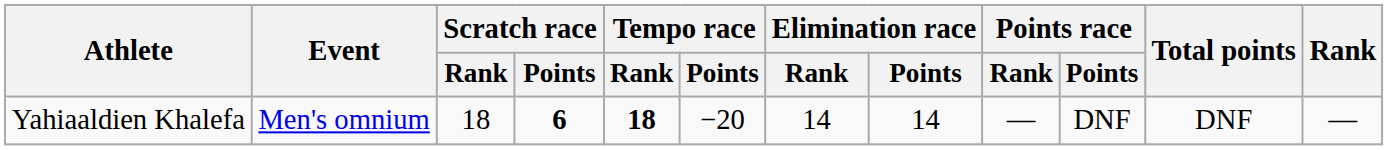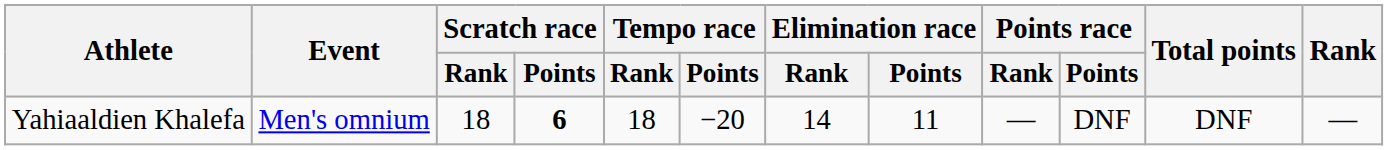(642, 120) bold -> (642, 120) normal
(926, 120) 14 -> (926, 120) 11
